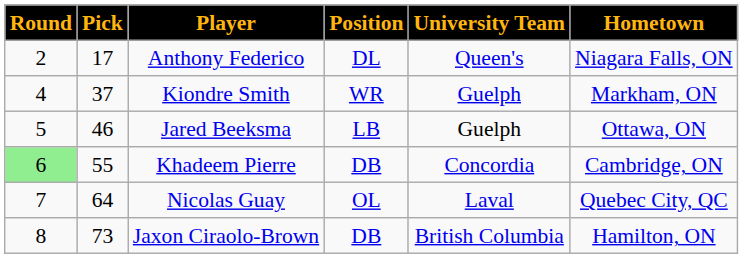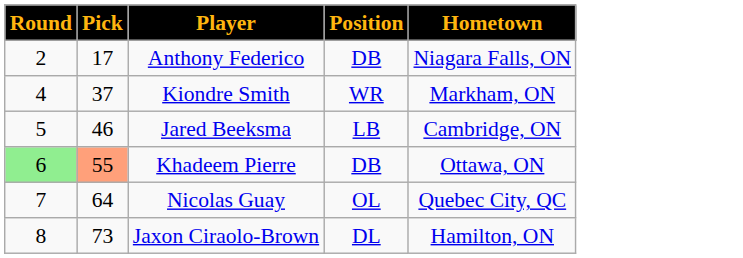- column: (489, 22)
(366, 58) DL -> (366, 58) DB
(654, 129) Ottawa, ON -> (492, 129) Cambridge, ON
(102, 164) no background -> (102, 164) lightsalmon background
(654, 164) Cambridge, ON -> (492, 164) Ottawa, ON
(366, 236) DB -> (366, 236) DL
